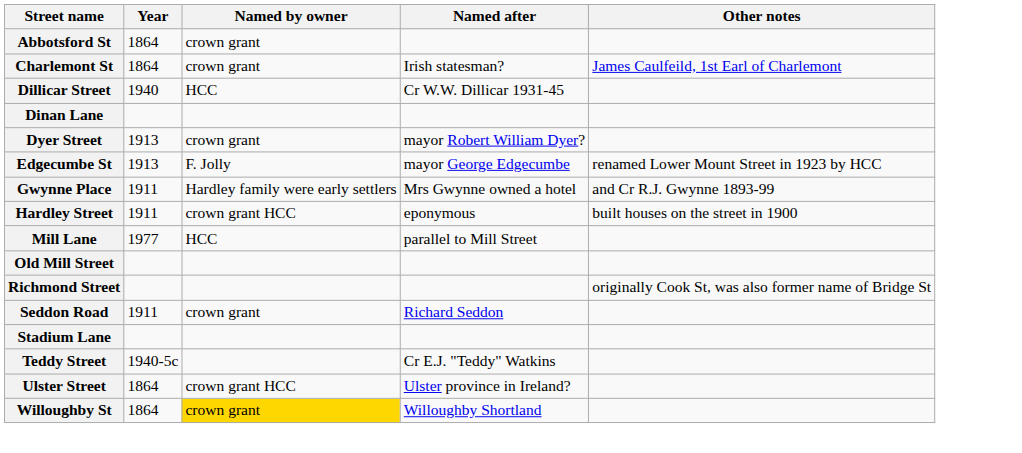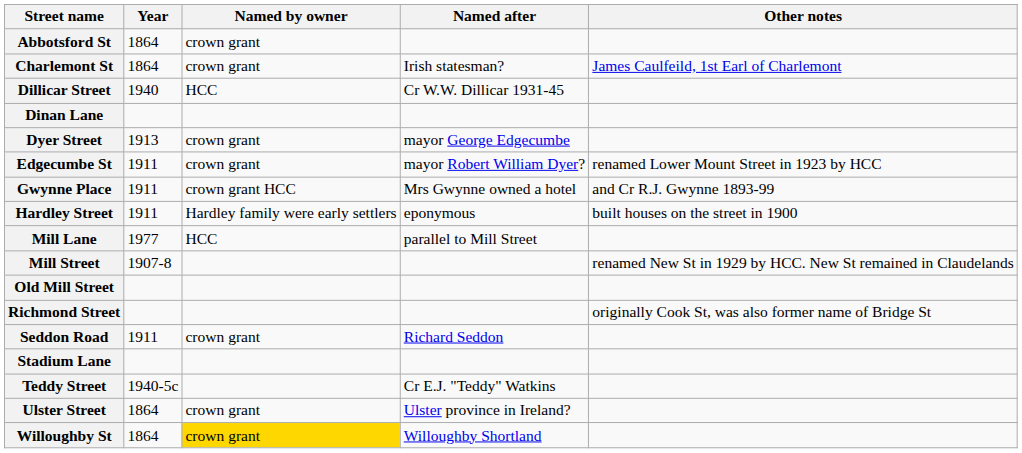(494, 139) mayor Robert William Dyer? -> (487, 139) mayor George Edgecumbe
(143, 164) 1913 -> (143, 164) 1911
(208, 164) F. Jolly -> (223, 164) crown grant
(487, 164) mayor George Edgecumbe -> (494, 164) mayor Robert William Dyer?
(291, 189) Hardley family were early settlers -> (241, 189) crown grant HCC
(241, 213) crown grant HCC -> (291, 213) Hardley family were early settlers
+ row: (64, 262)
(241, 386) crown grant HCC -> (223, 410) crown grant
